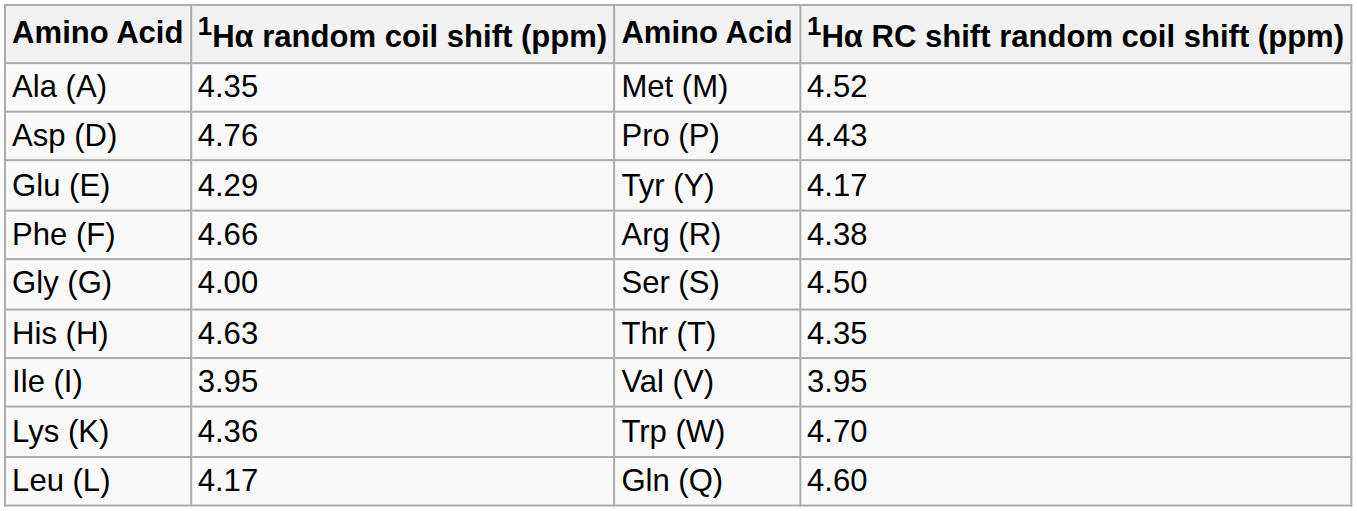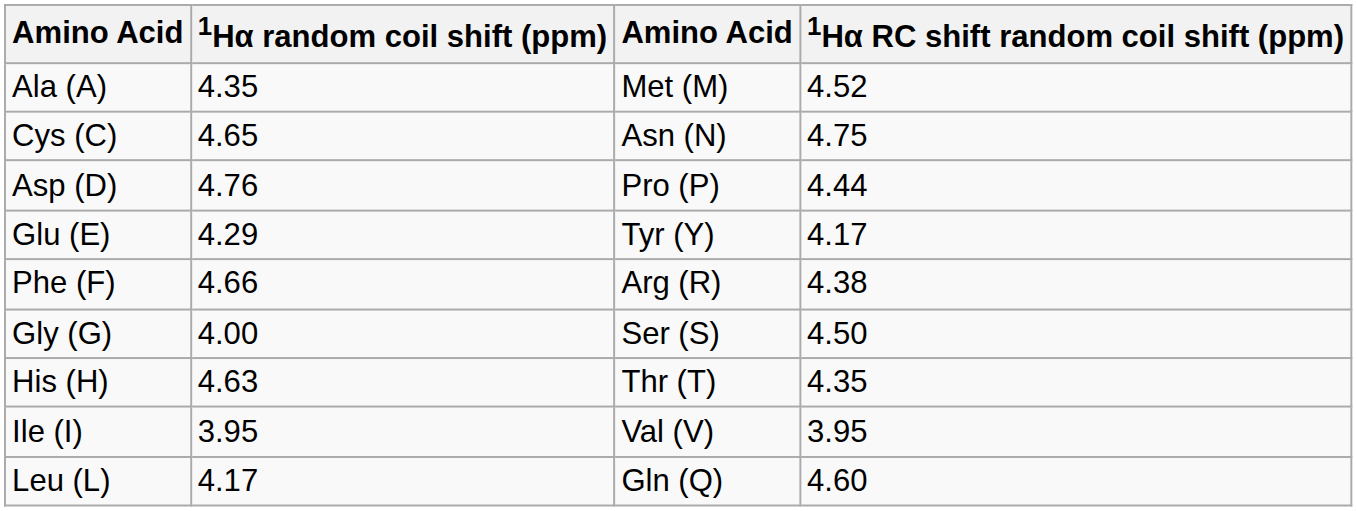+ row: (65, 135)
(837, 135) 4.43 -> (837, 185) 4.44
- row: (61, 431)
